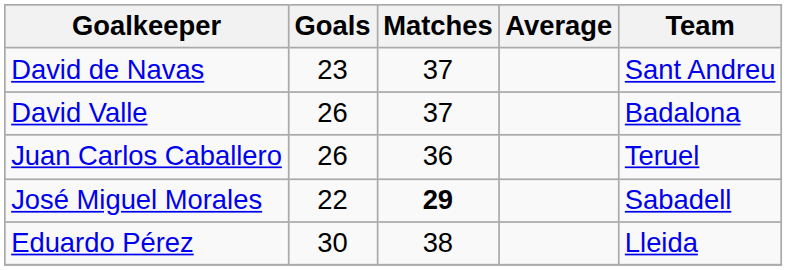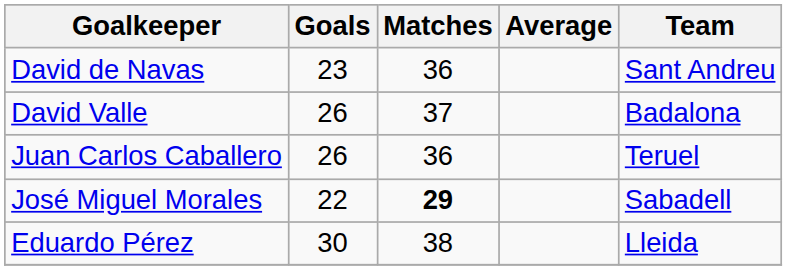(438, 69) 37 -> (438, 69) 36
